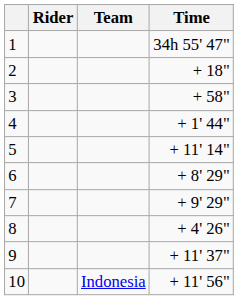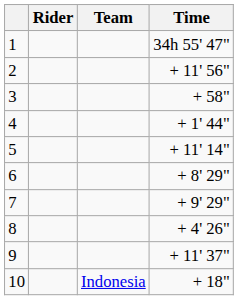(211, 70) + 18" -> (200, 70) + 11' 56"
(200, 281) + 11' 56" -> (211, 281) + 18"
